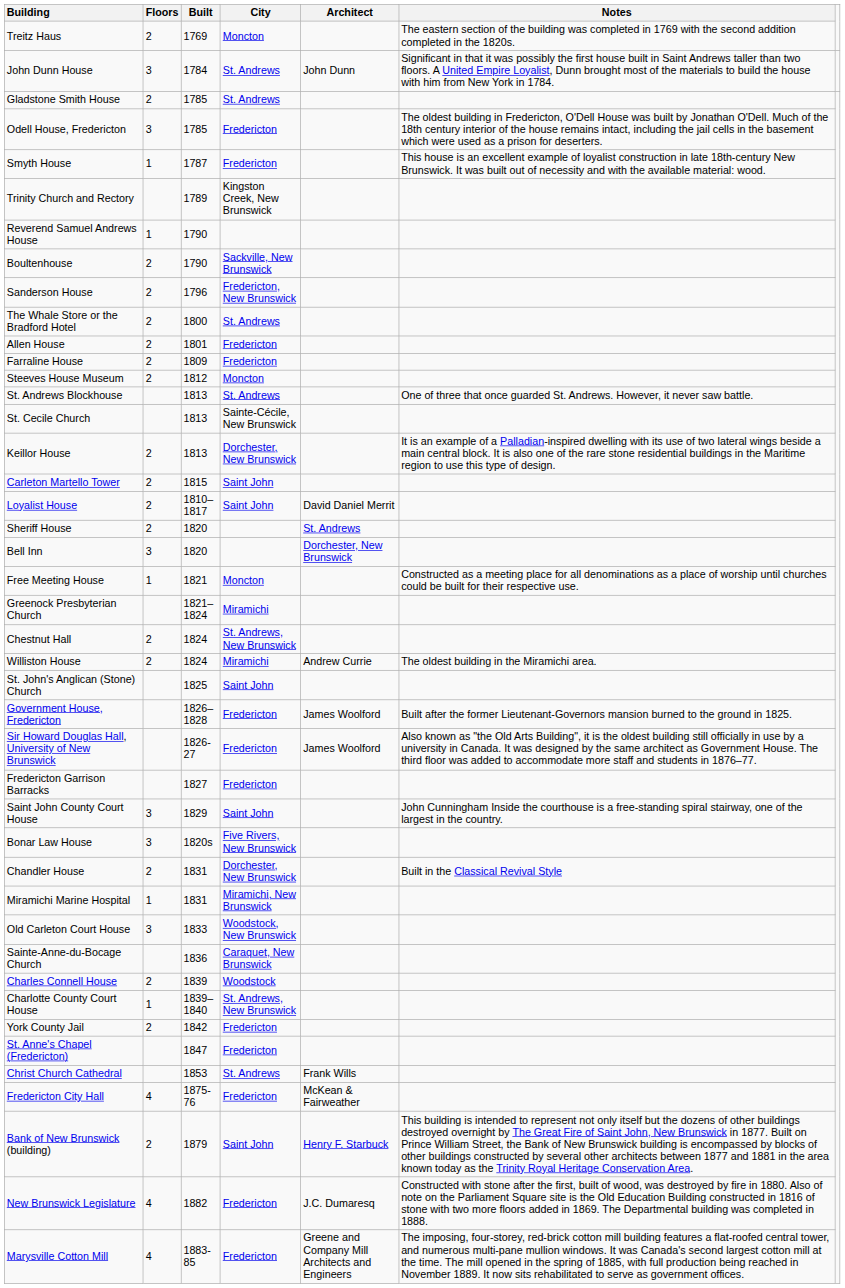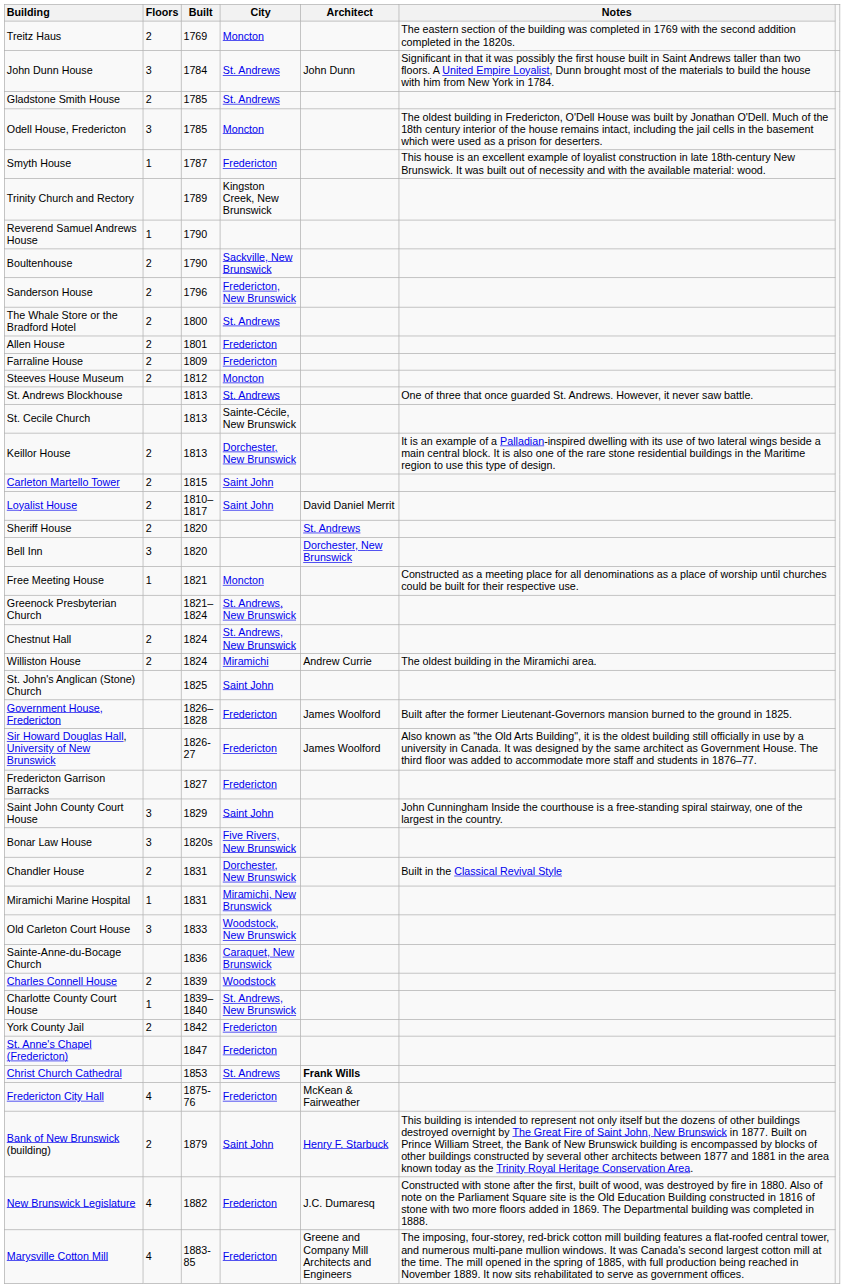(250, 129) Fredericton -> (243, 129) Moncton
(246, 610) Miramichi -> (259, 610) St. Andrews, New Brunswick
(330, 1074) normal -> (332, 1074) bold
